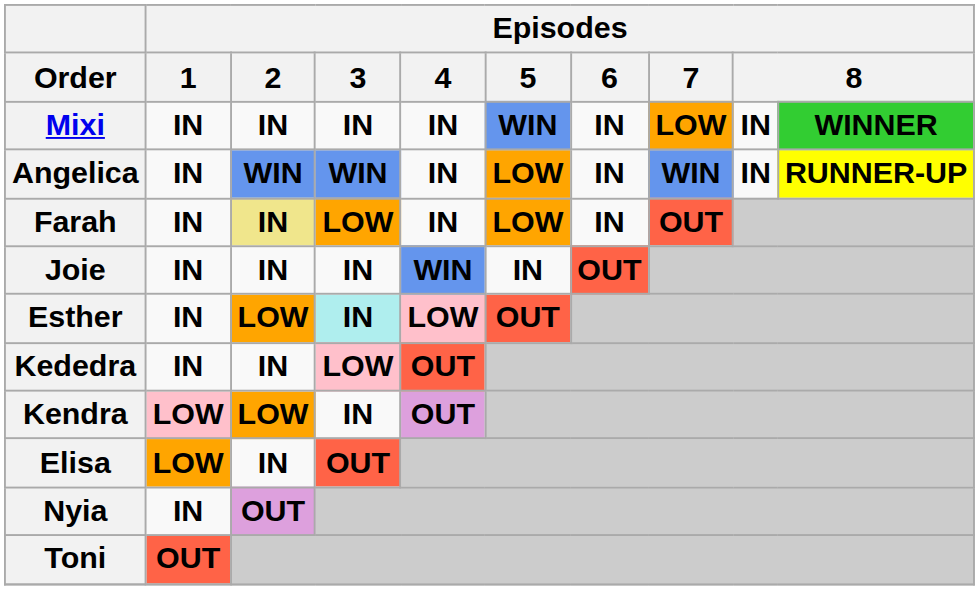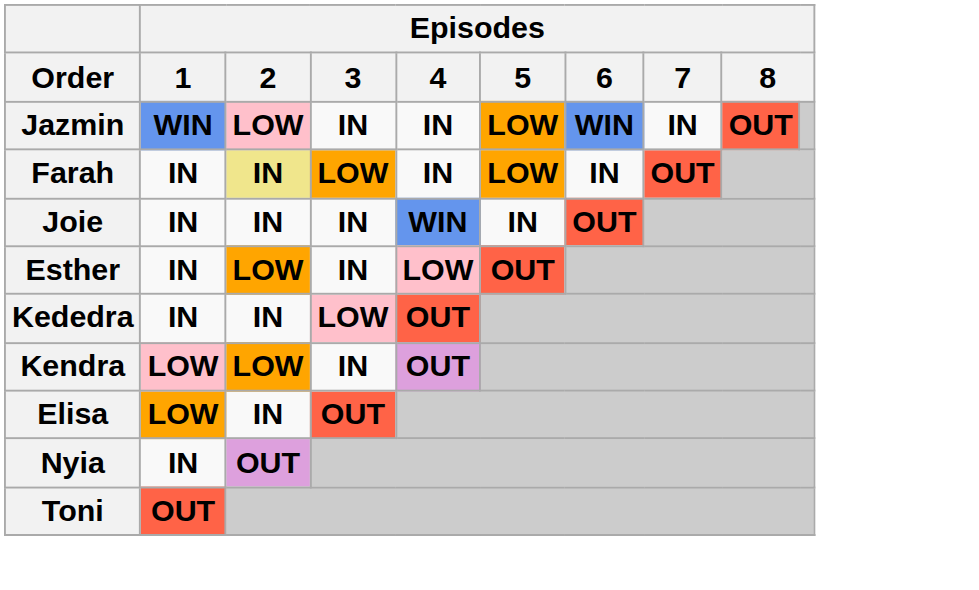- row: (75, 125)
- row: (75, 173)
+ row: (73, 125)
(358, 317) paleturquoise background -> (353, 269) no background
